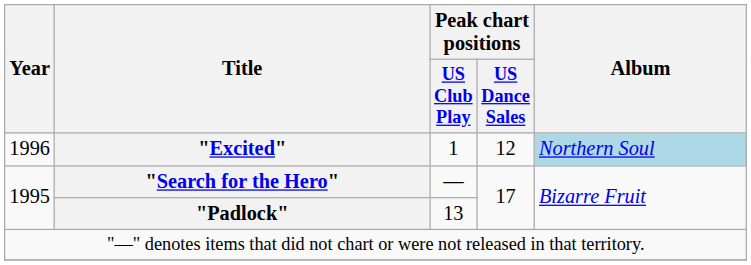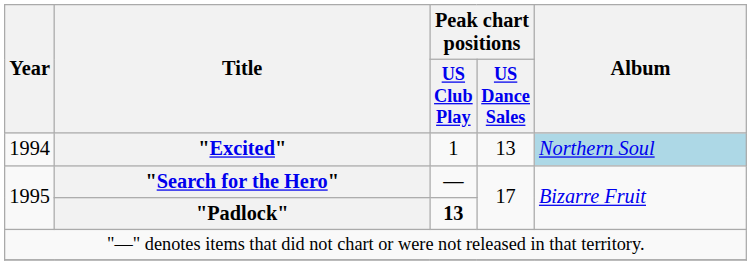(30, 149) 1996 -> (30, 149) 1994
(506, 149) 12 -> (506, 149) 13
(453, 213) normal -> (453, 213) bold
